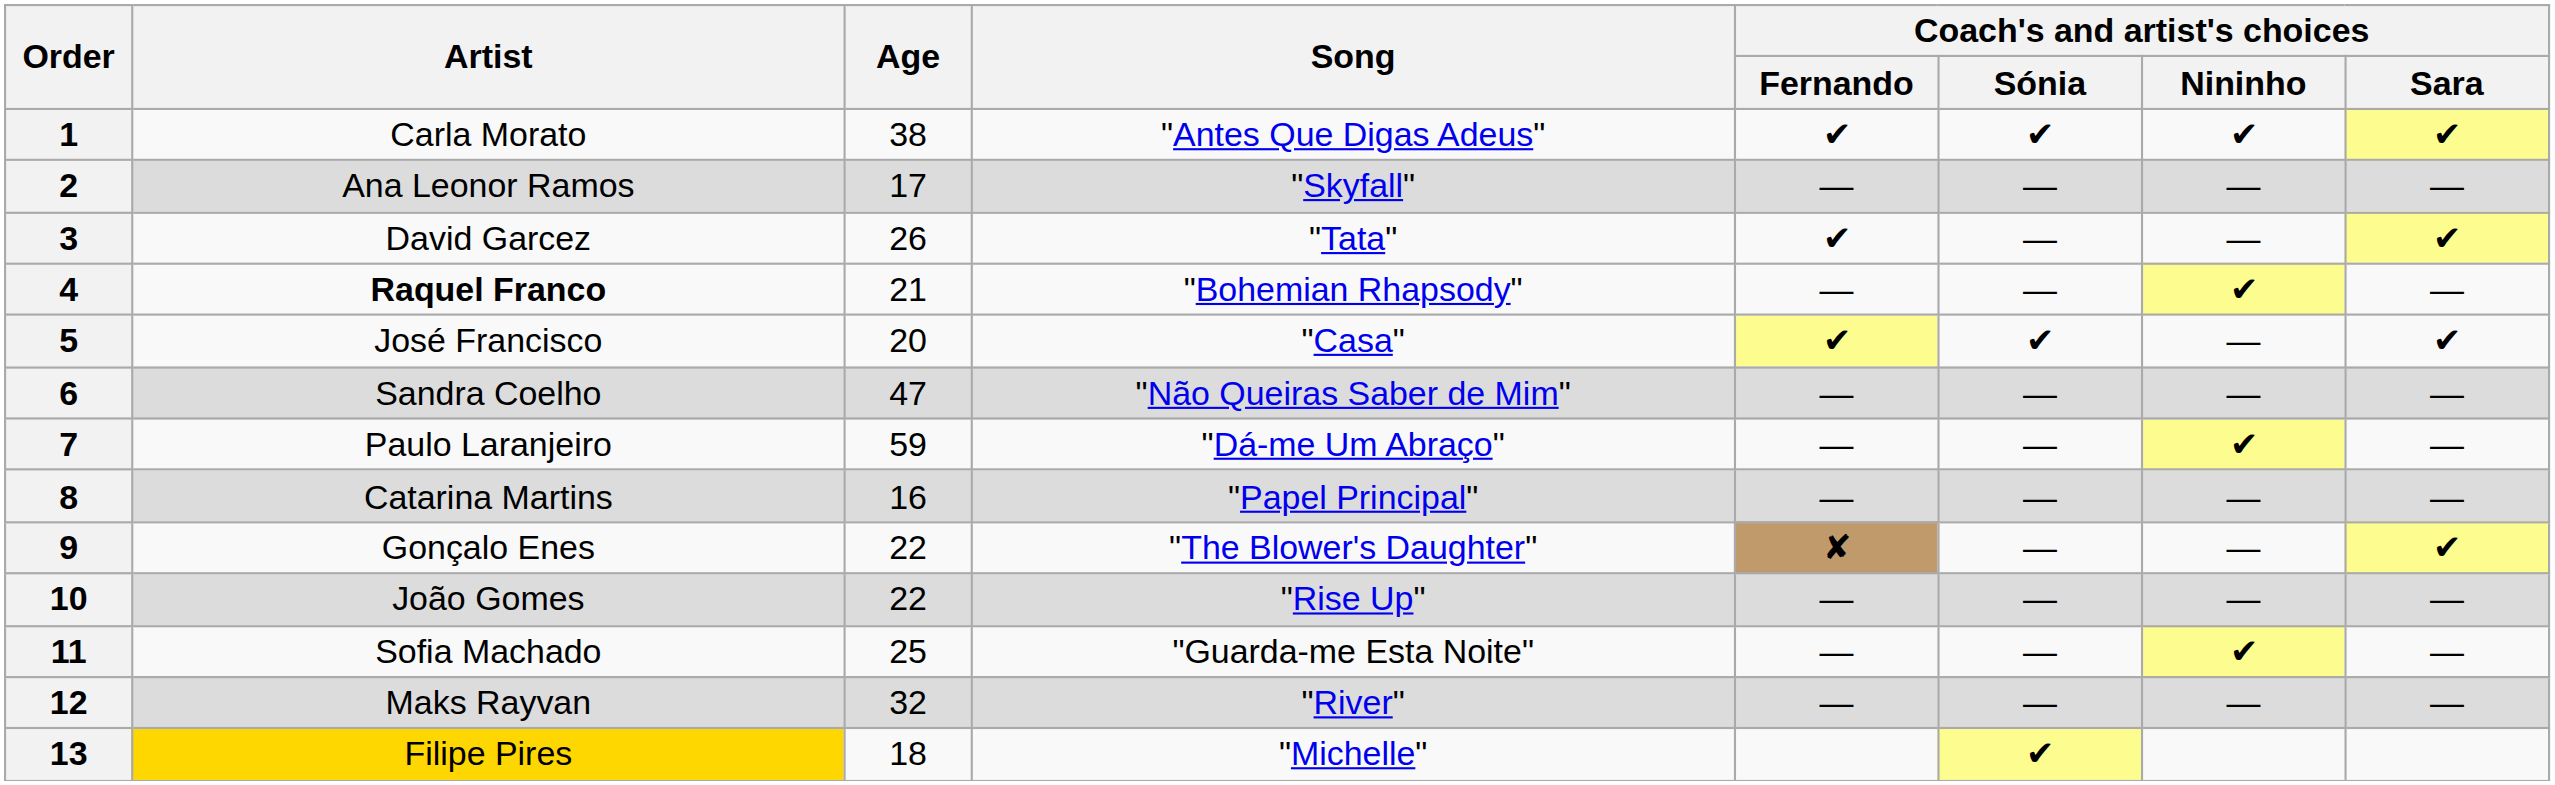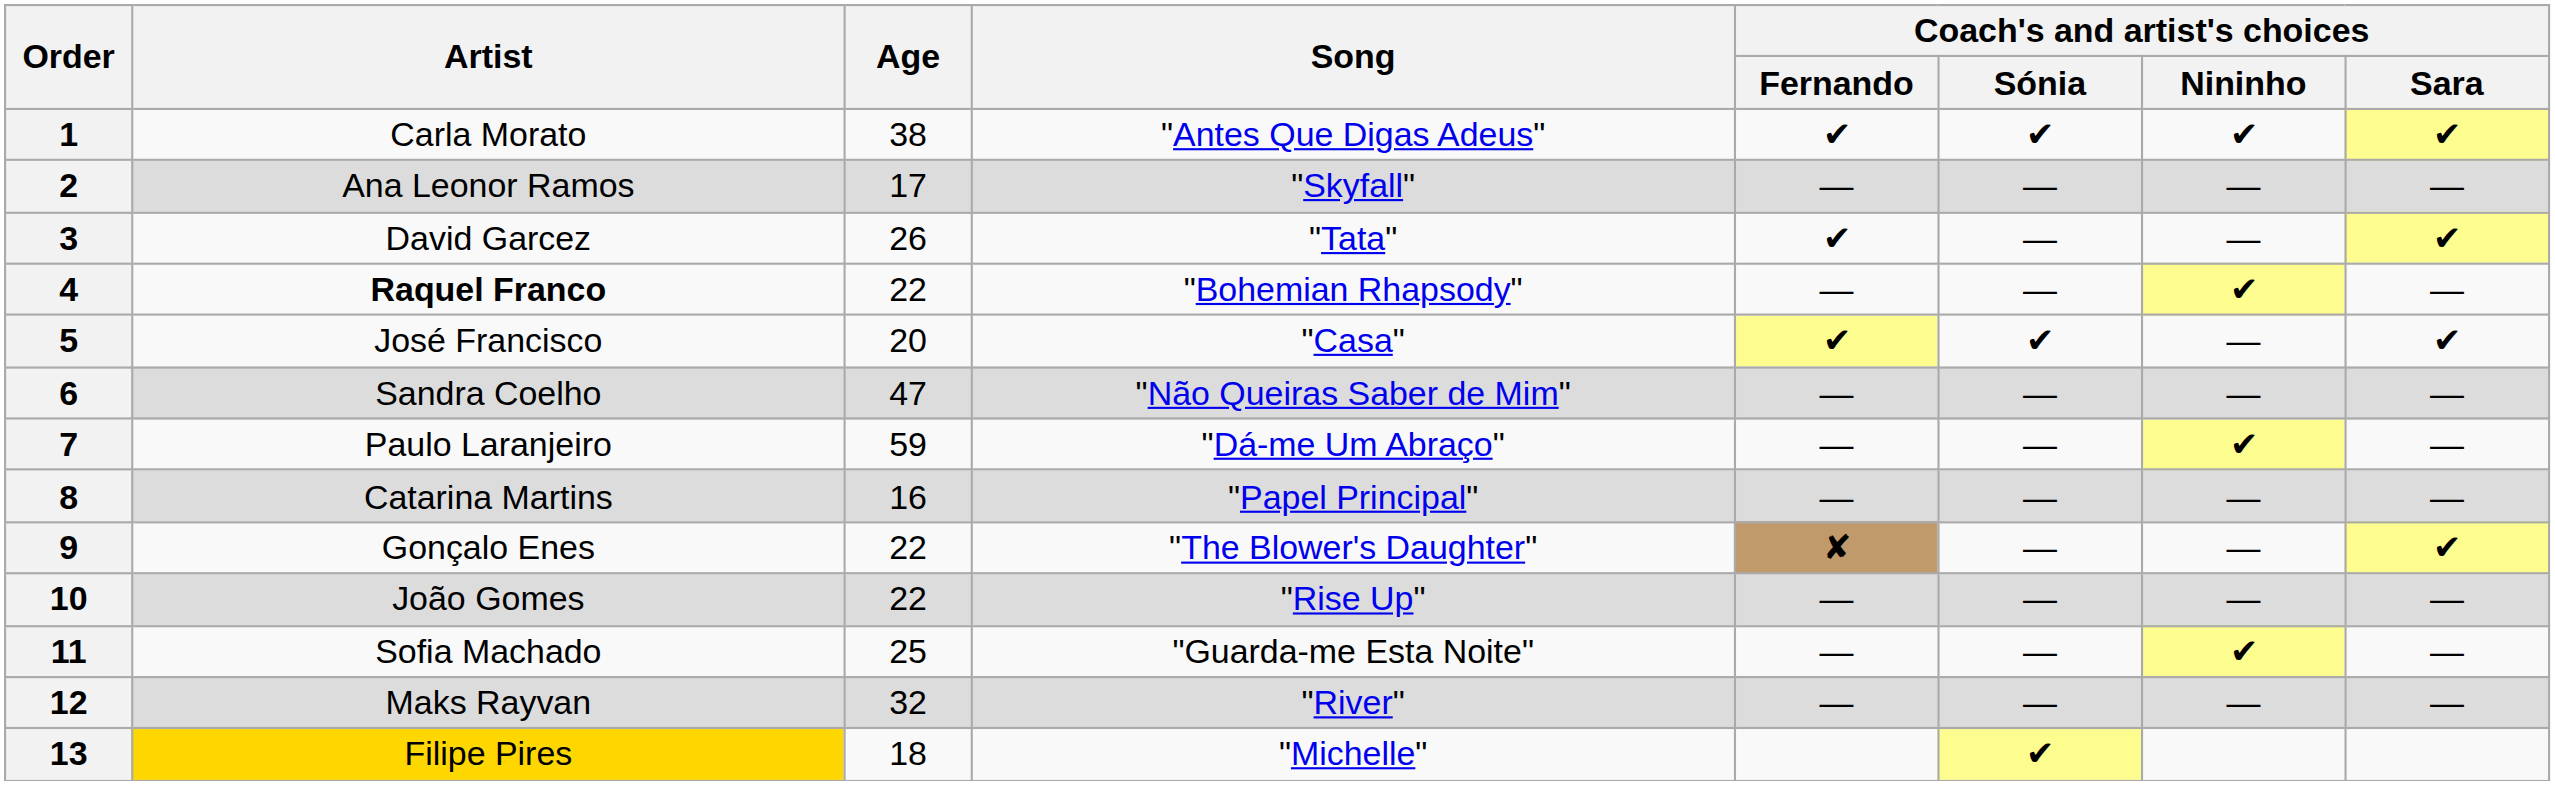(908, 289) 21 -> (908, 289) 22
